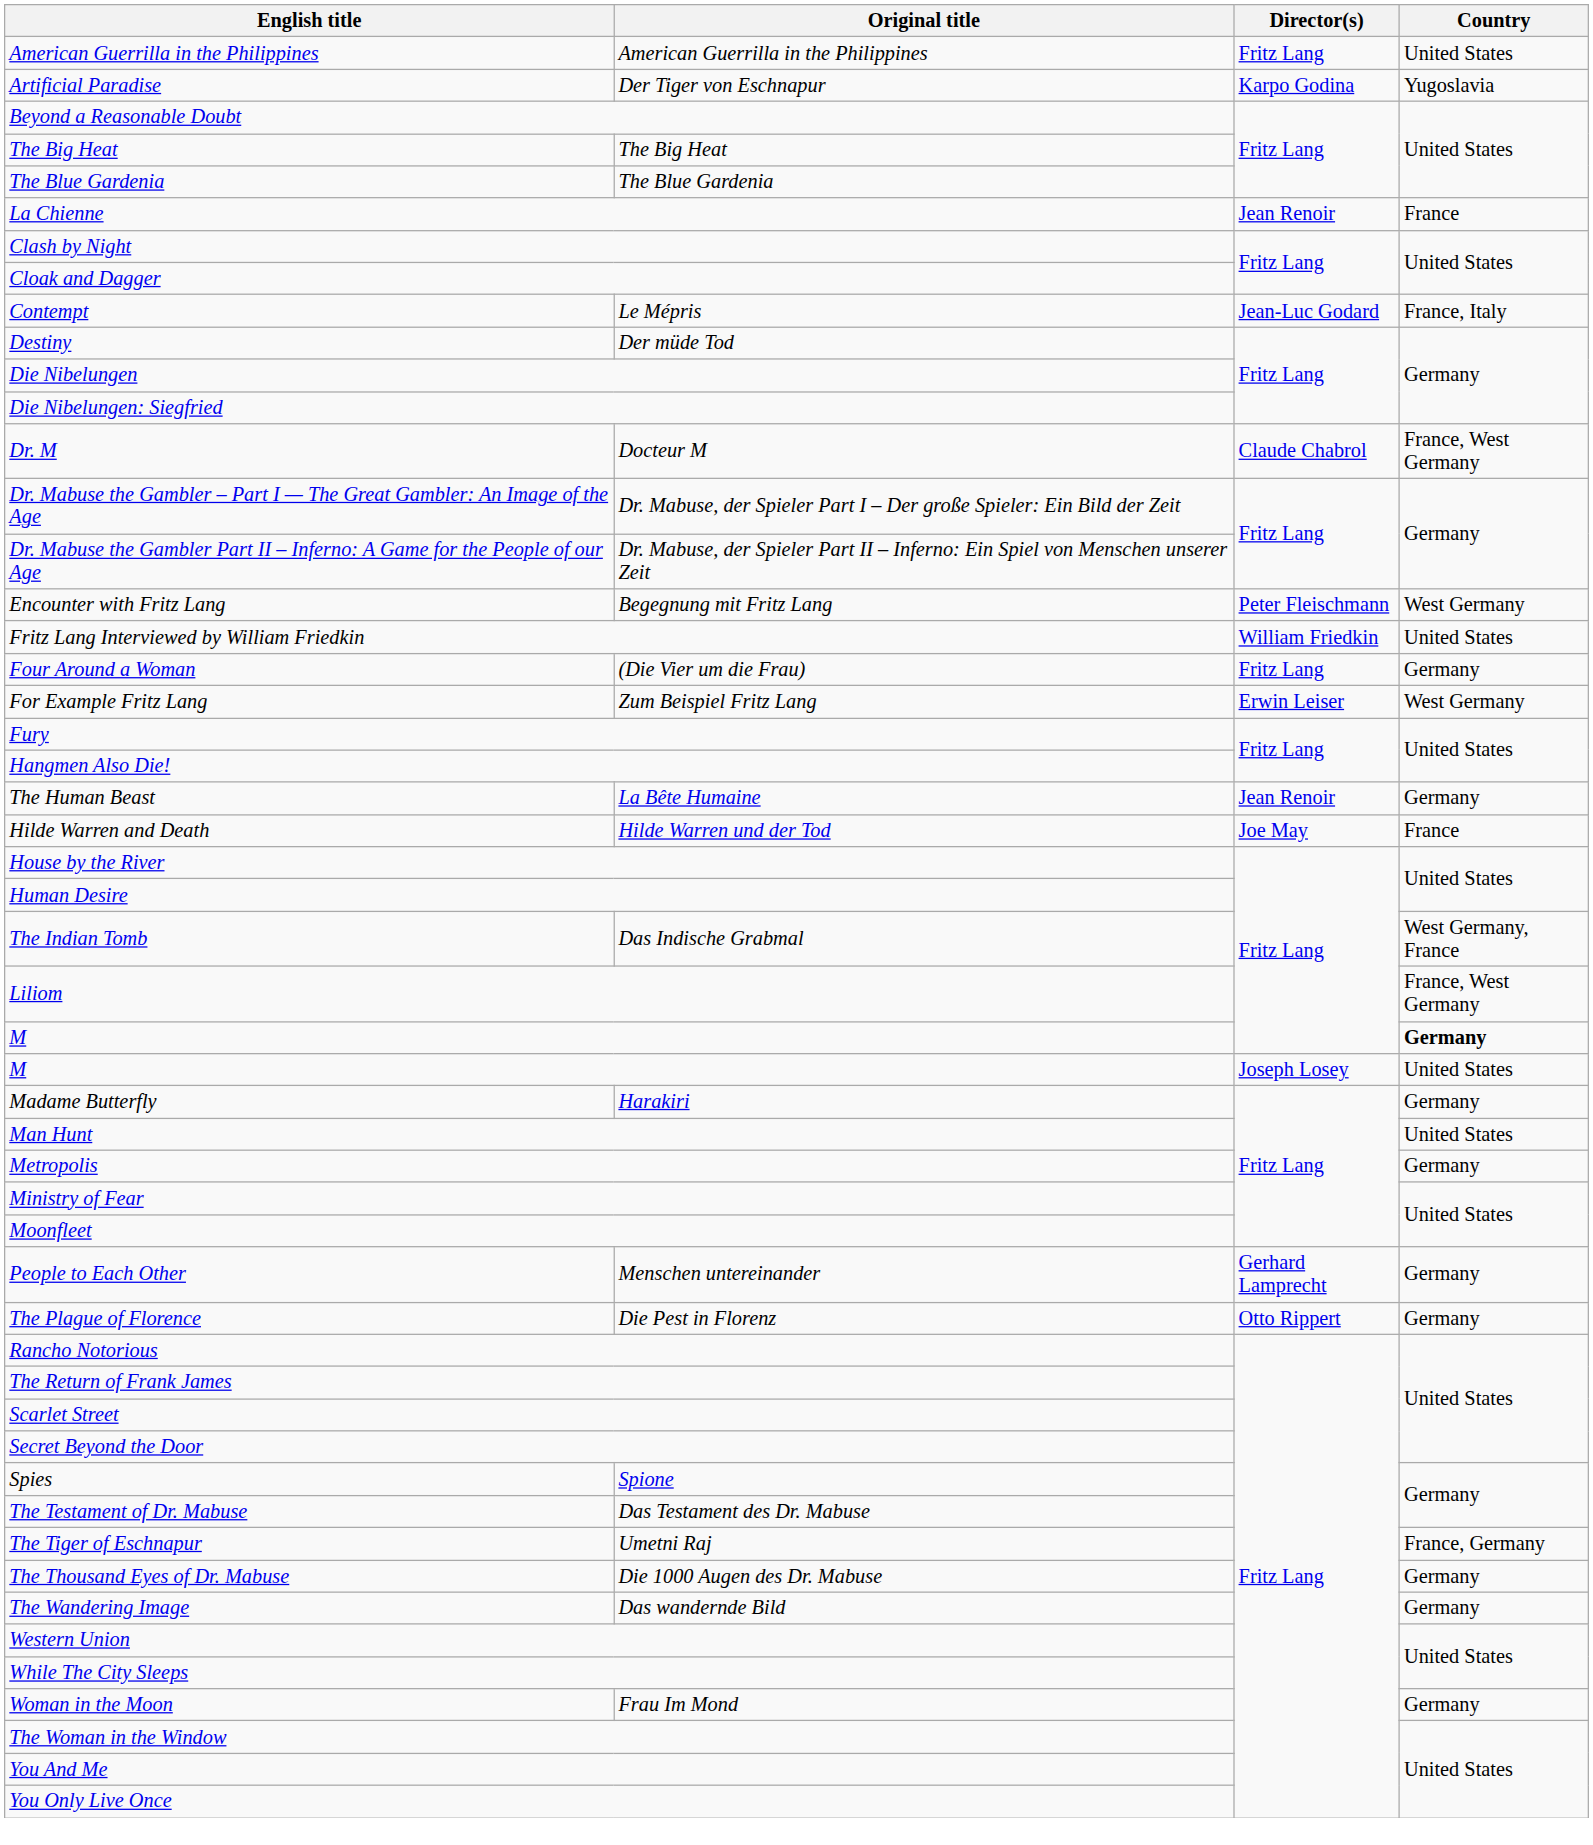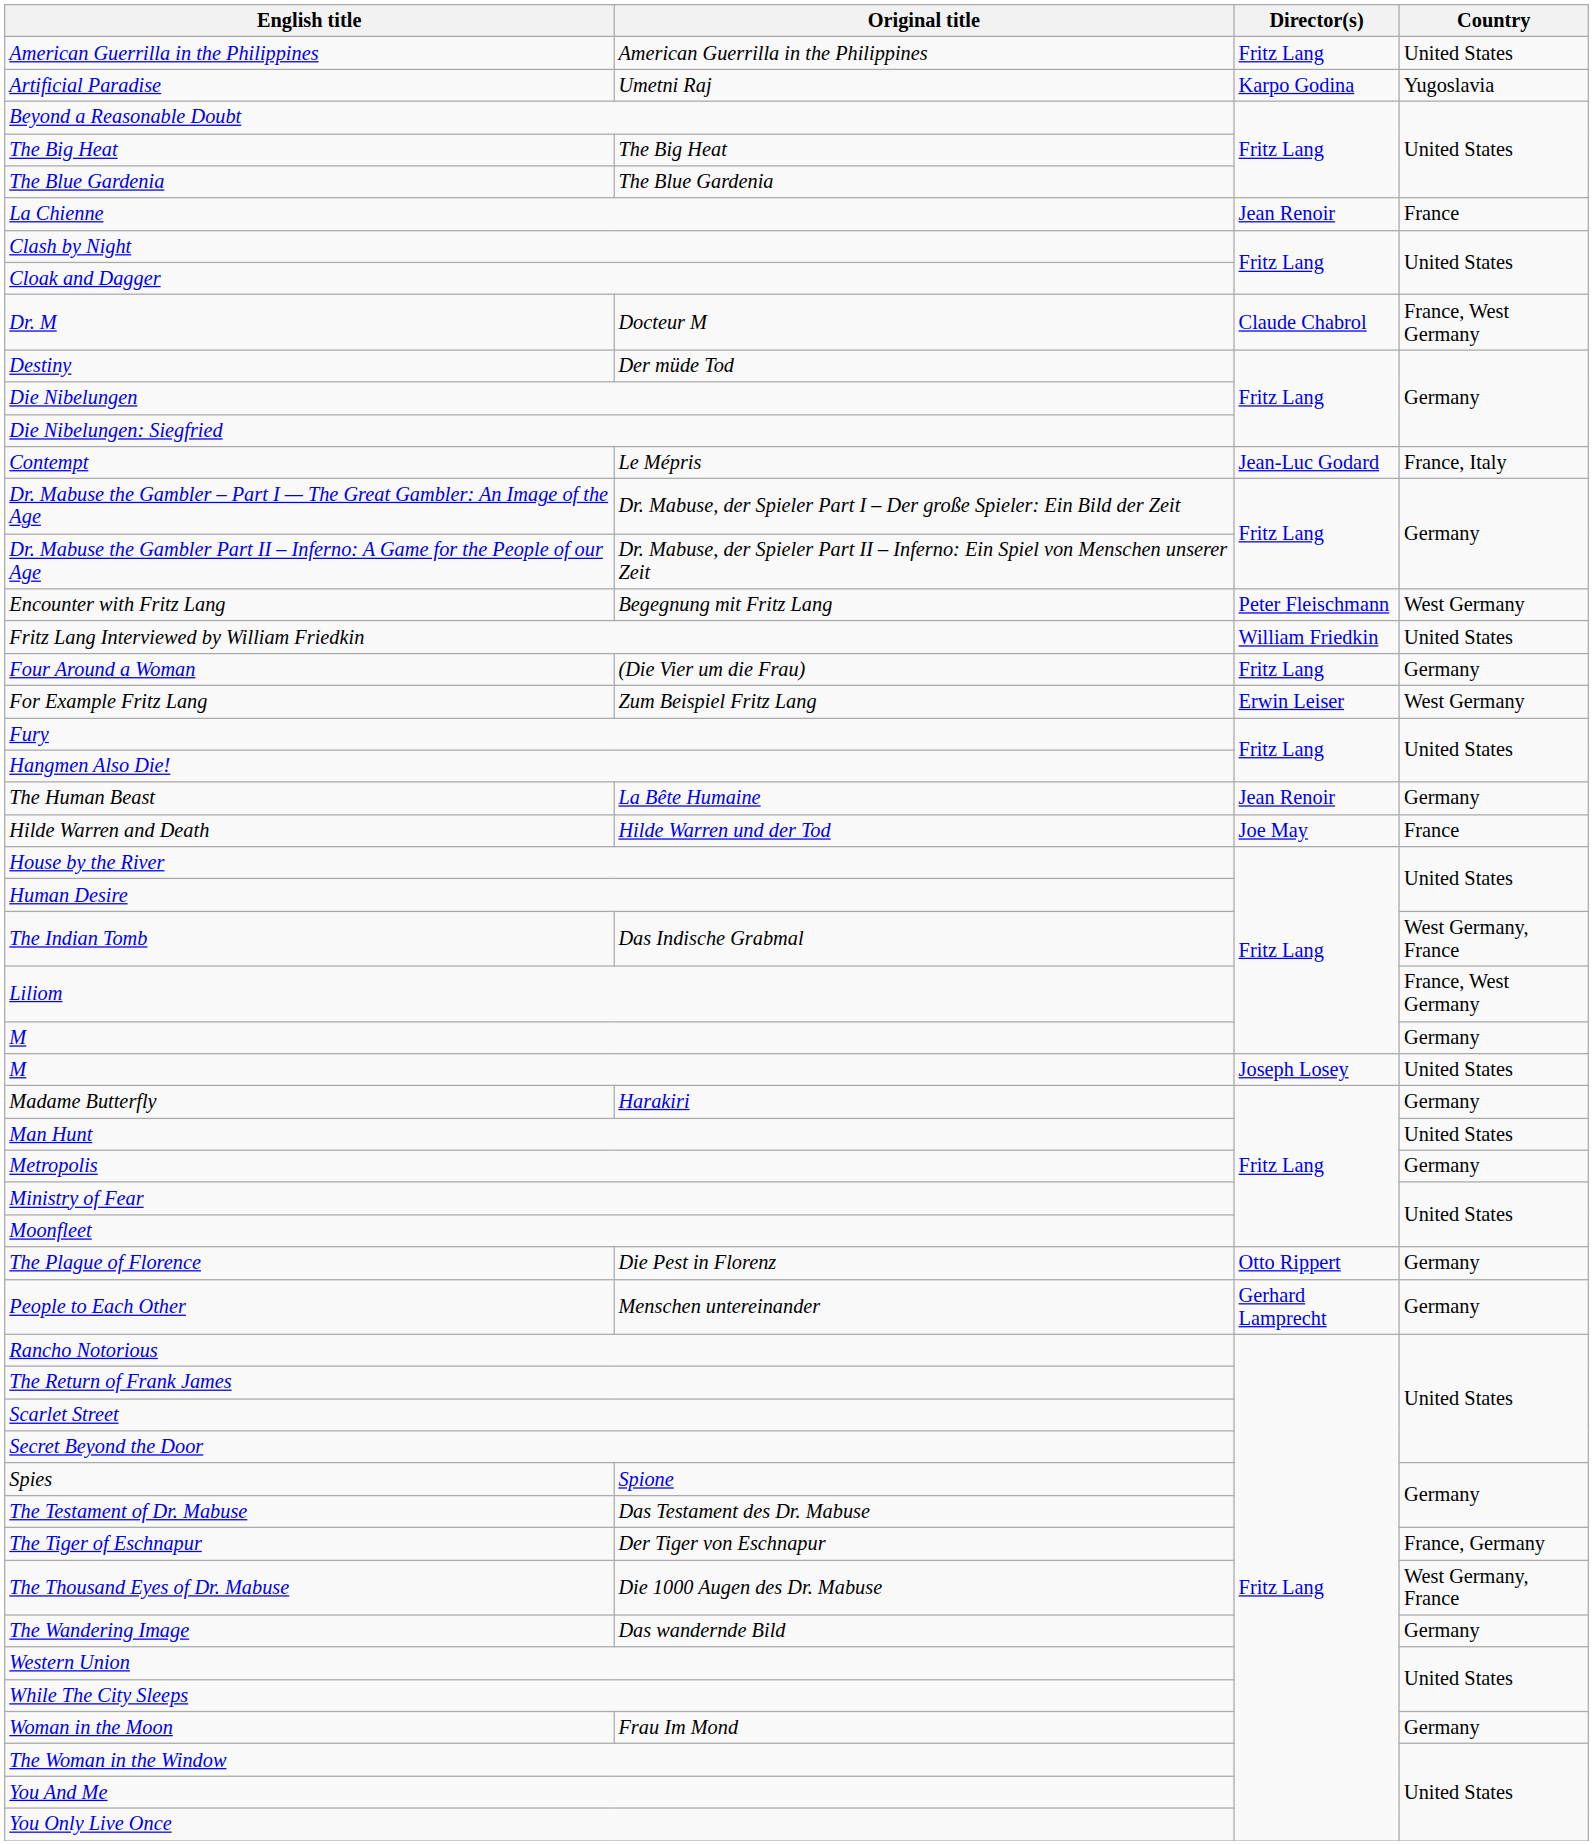(722, 85) Der Tiger von Eschnapur -> (665, 85) Umetni Raj
rows swapped: (49, 310) <-> (33, 450)
(1445, 1037) bold -> (1442, 1037) normal
rows swapped: (98, 1274) <-> (105, 1317)
(665, 1543) Umetni Raj -> (722, 1543) Der Tiger von Eschnapur
(1442, 1575) Germany -> (1466, 1587) West Germany, France
